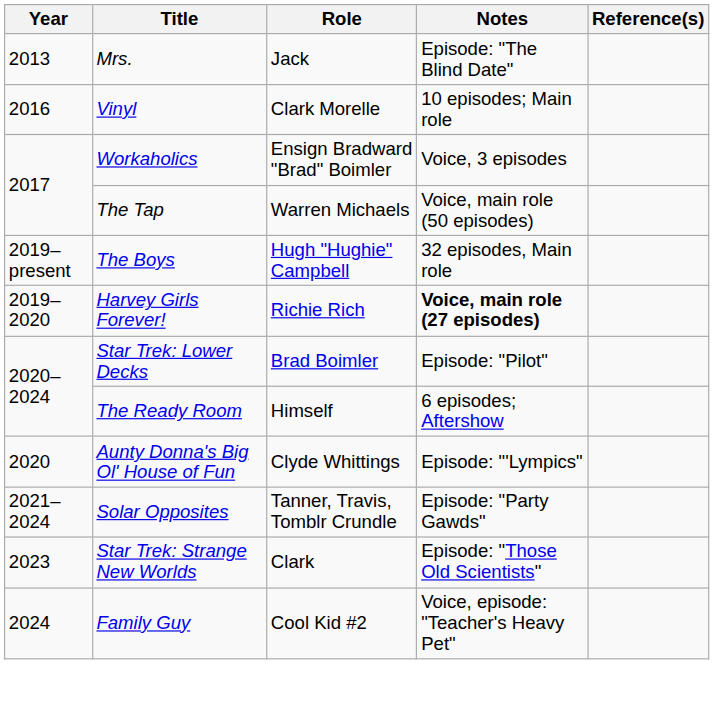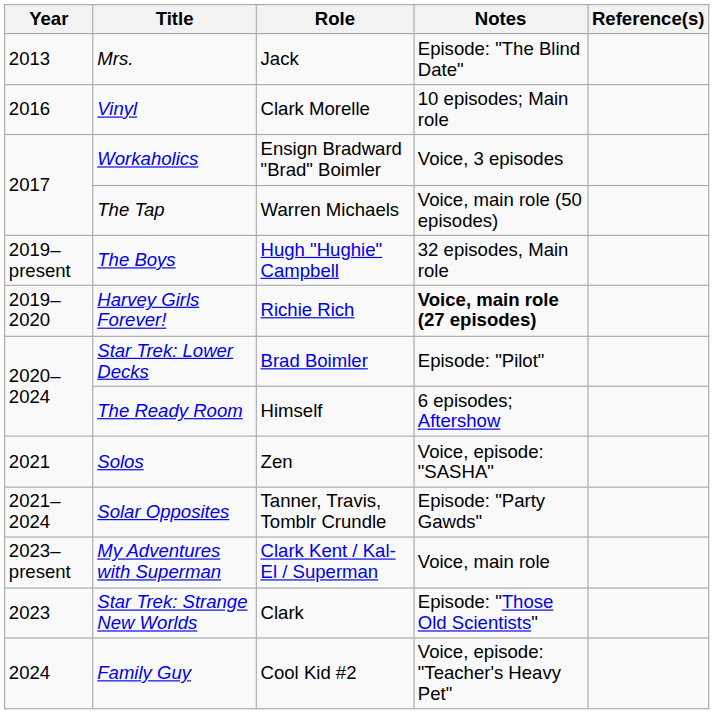- row: (173, 461)
+ row: (120, 461)
+ row: (159, 562)
